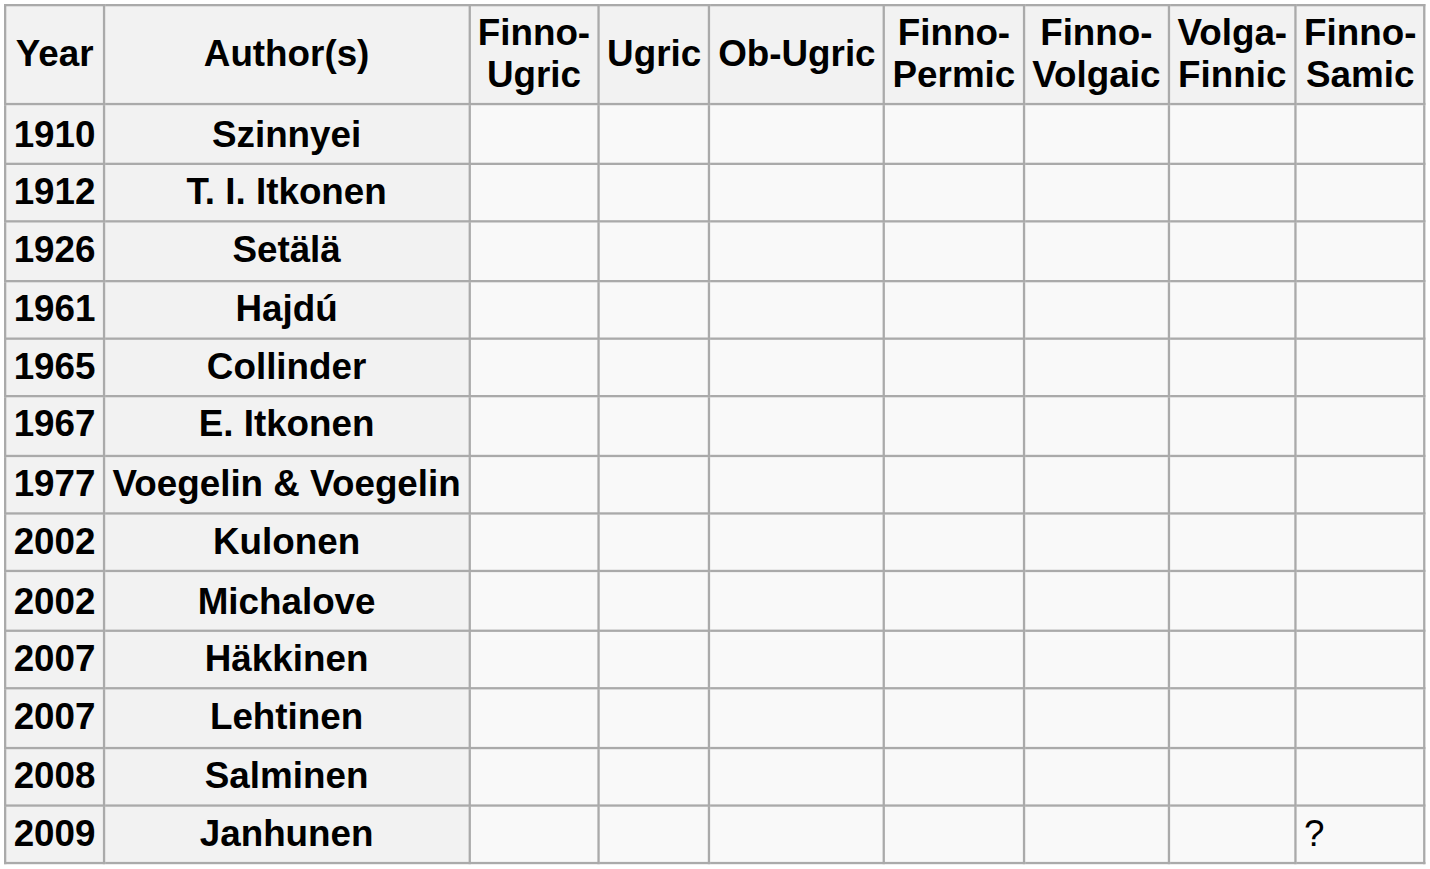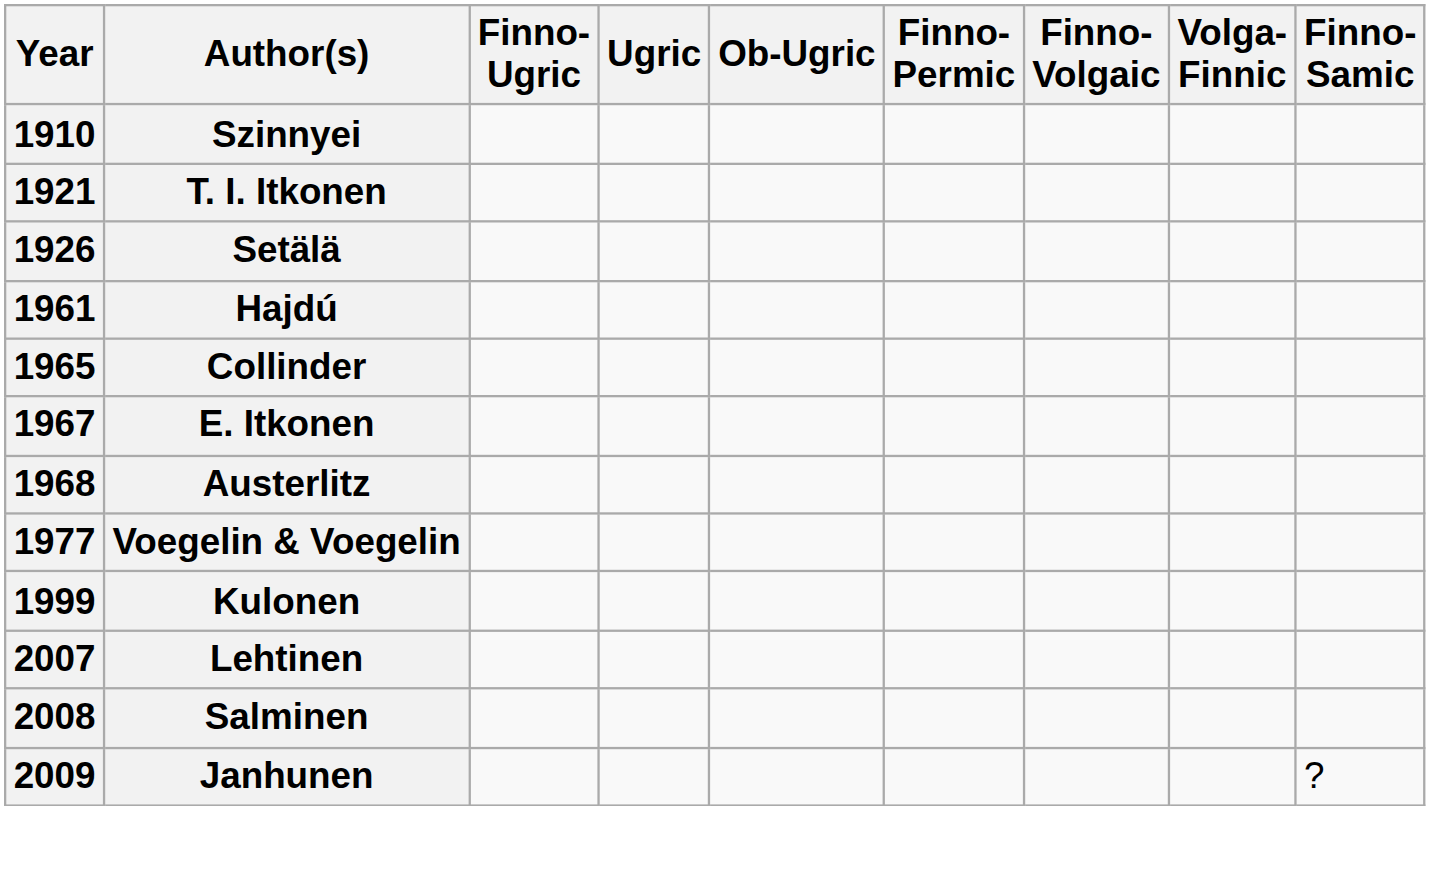(55, 191) 1912 -> (55, 191) 1921
+ row: (287, 483)
(55, 541) 2002 -> (55, 600) 1999
- row: (287, 600)
- row: (287, 658)
